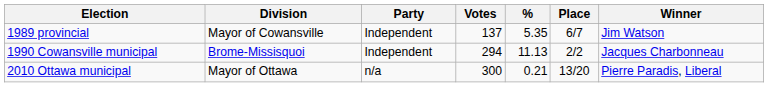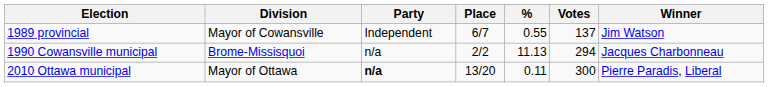columns swapped: (480, 14) <-> (574, 14)
(536, 33) 5.35 -> (535, 33) 0.55
(398, 52) Independent -> (373, 52) n/a
(373, 71) normal -> (373, 71) bold
(536, 71) 0.21 -> (535, 71) 0.11
